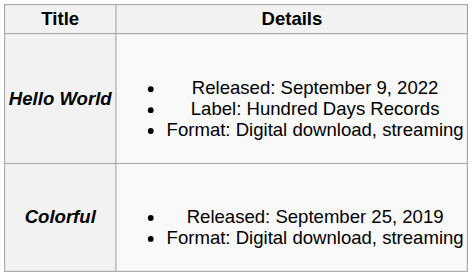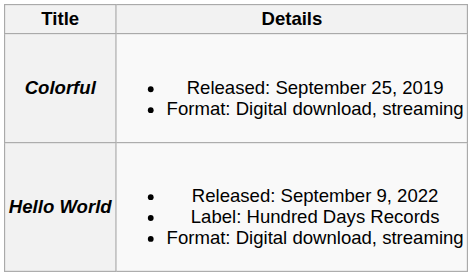rows swapped: (60, 217) <-> (60, 98)
